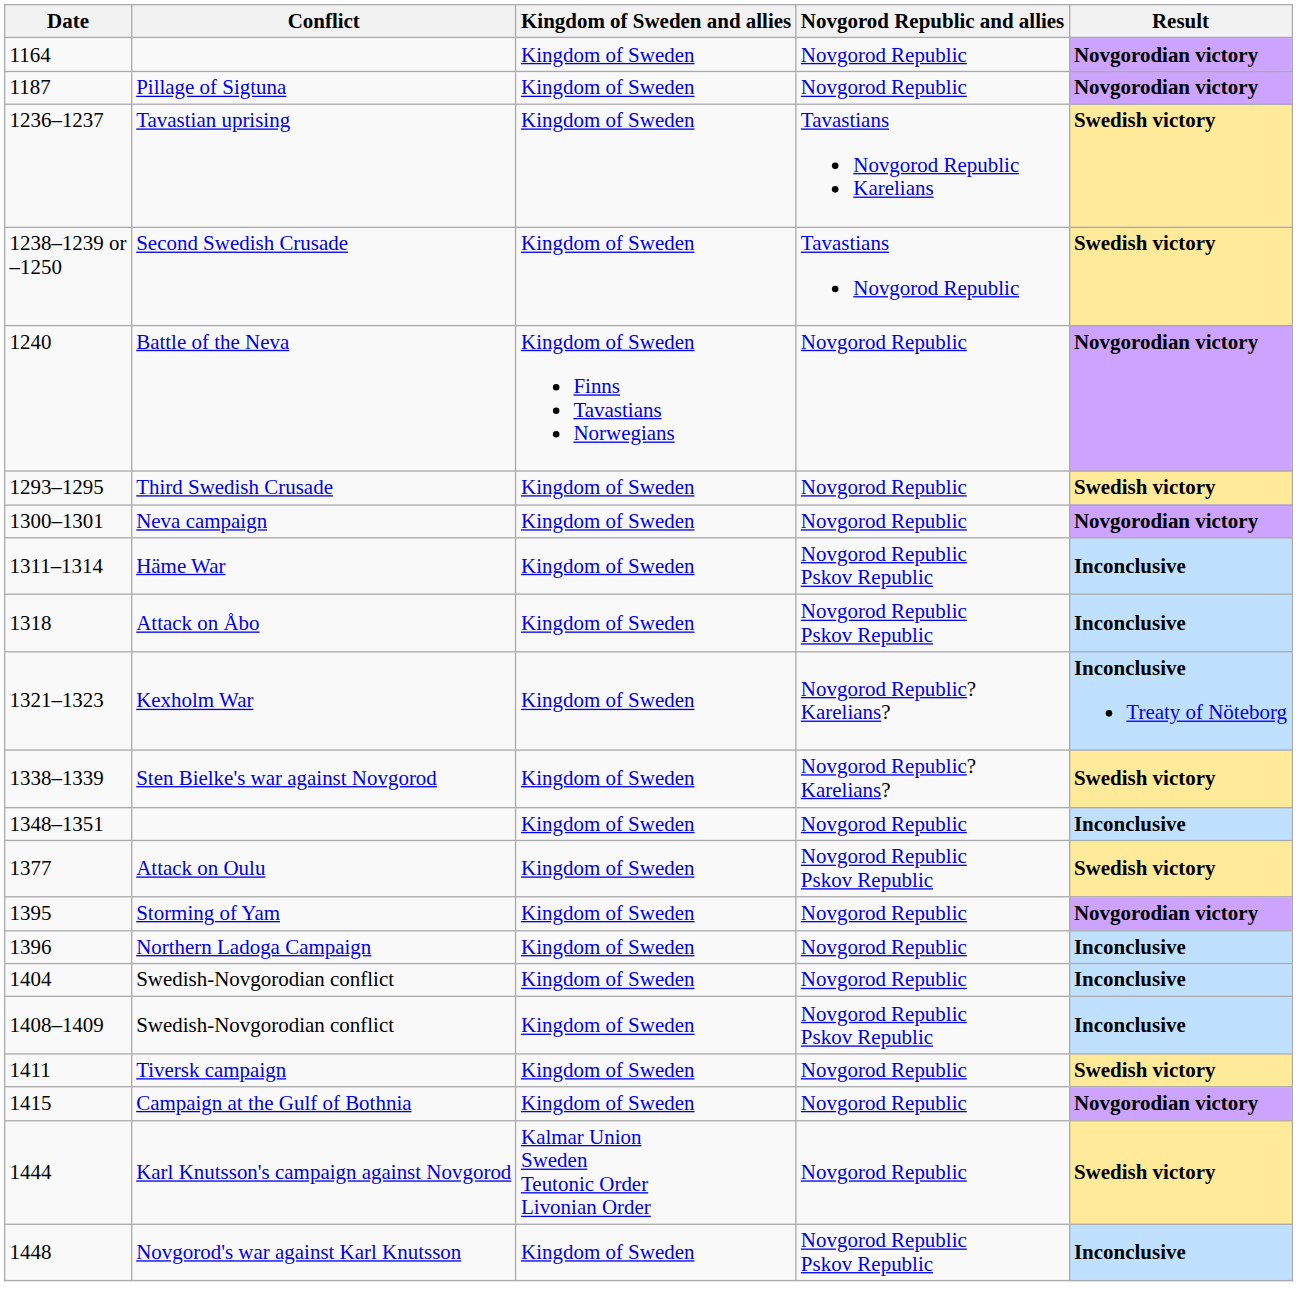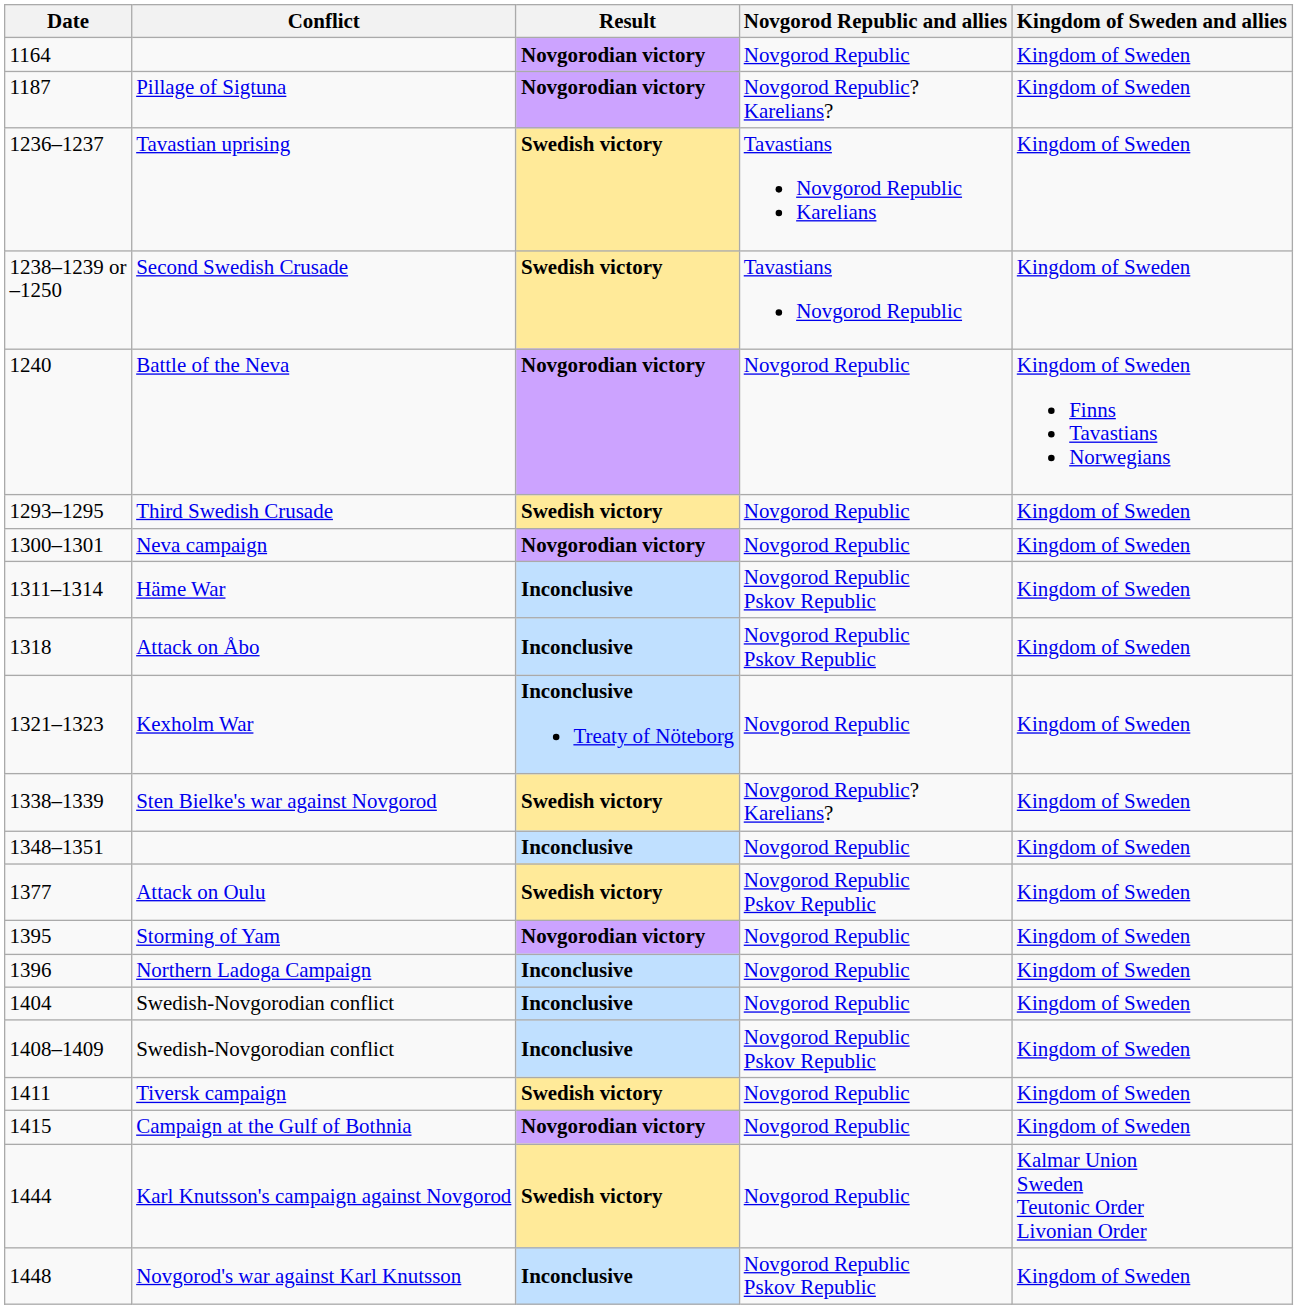columns swapped: (656, 21) <-> (1180, 21)
(884, 87) Novgorod Republic -> (831, 99) Novgorod Republic? Karelians?
(888, 700) Novgorod Republic? Karelians? -> (827, 724) Novgorod Republic
